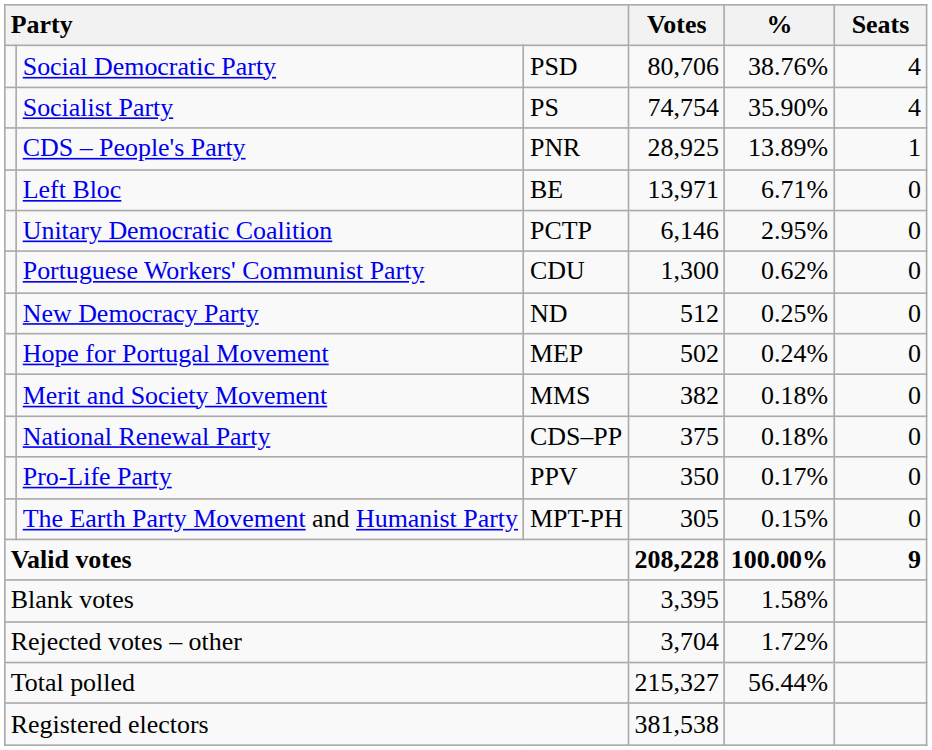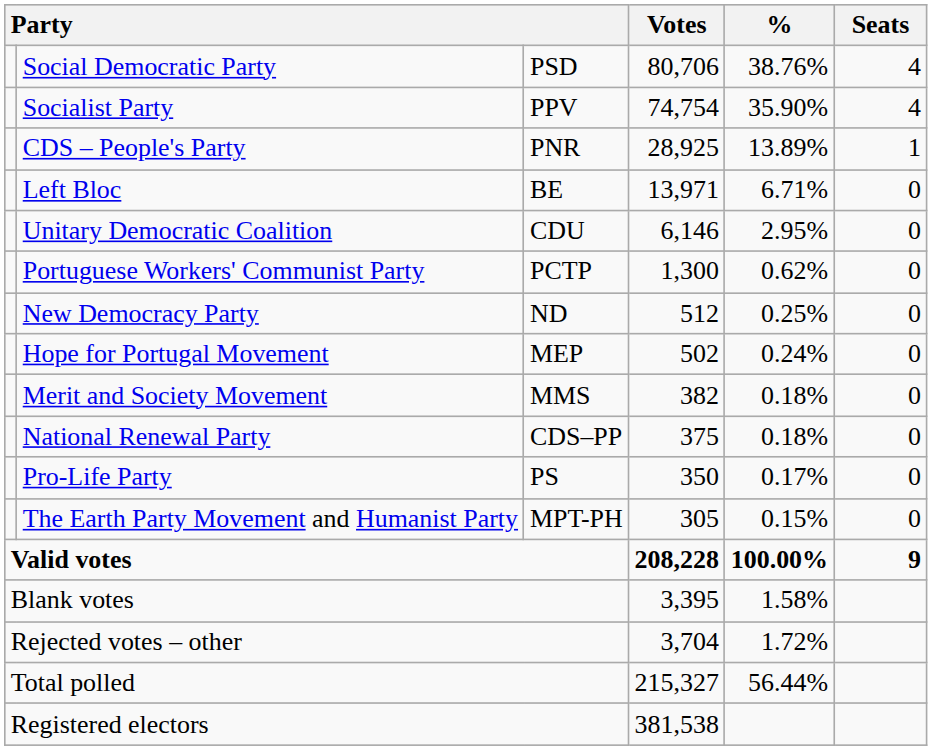(544, 107) PS -> (554, 107) PPV
(561, 230) PCTP -> (557, 230) CDU
(557, 271) CDU -> (561, 271) PCTP
(554, 477) PPV -> (544, 477) PS
